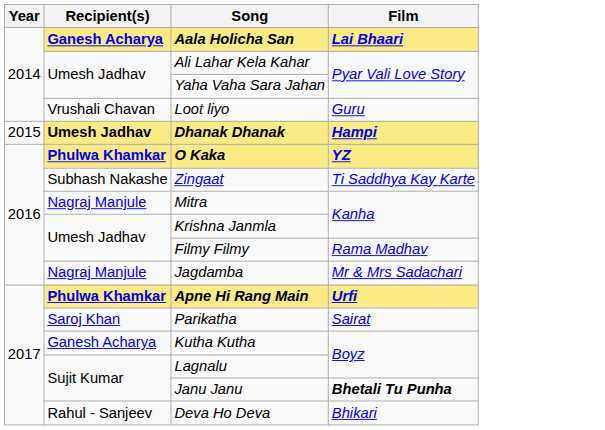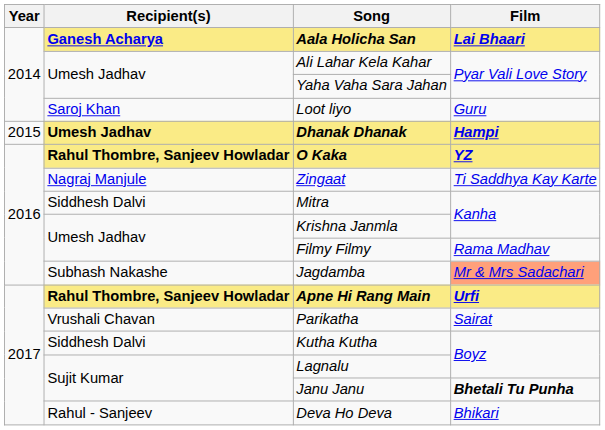(101, 109) Vrushali Chavan -> (84, 109) Saroj Khan
(107, 156) Phulwa Khamkar -> (168, 156) Rahul Thombre, Sanjeev Howladar
(108, 179) Subhash Nakashe -> (97, 179) Nagraj Manjule
(97, 202) Nagraj Manjule -> (96, 202) Siddhesh Dalvi
(97, 272) Nagraj Manjule -> (108, 272) Subhash Nakashe
(397, 272) no background -> (519, 272) lightsalmon background
(107, 296) Phulwa Khamkar -> (168, 296) Rahul Thombre, Sanjeev Howladar
(84, 319) Saroj Khan -> (101, 319) Vrushali Chavan
(102, 343) Ganesh Acharya -> (96, 343) Siddhesh Dalvi
